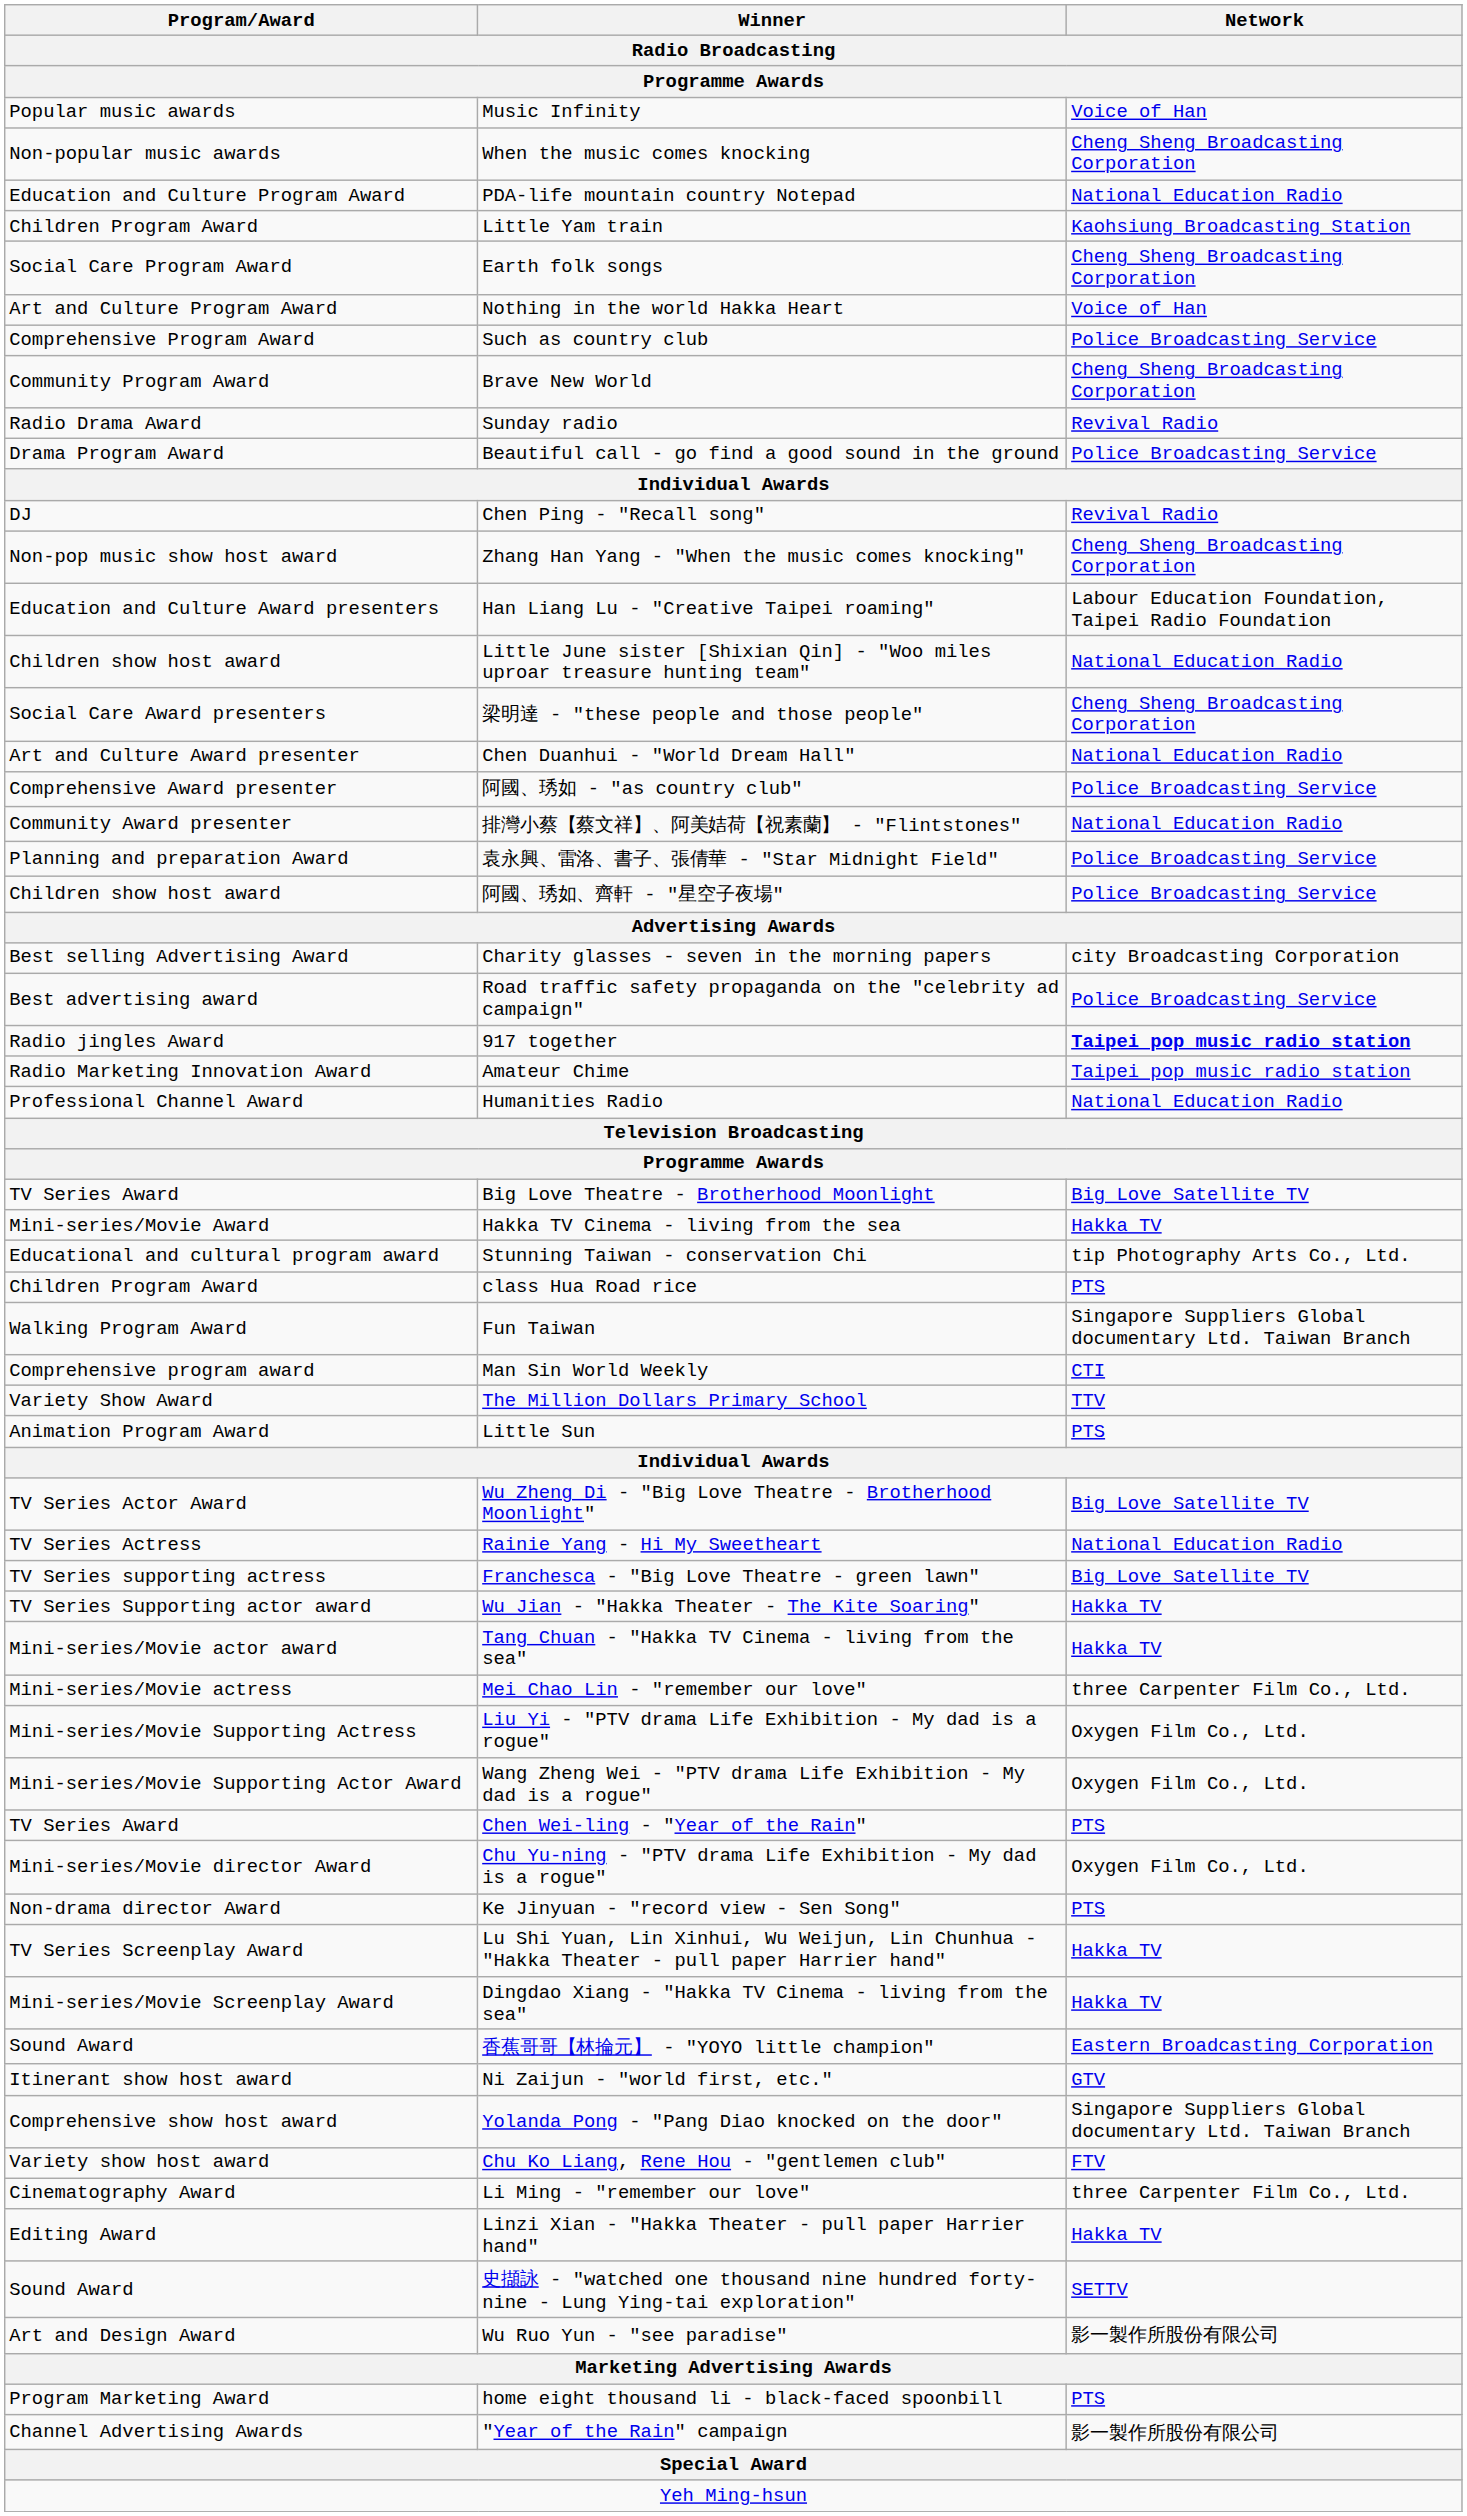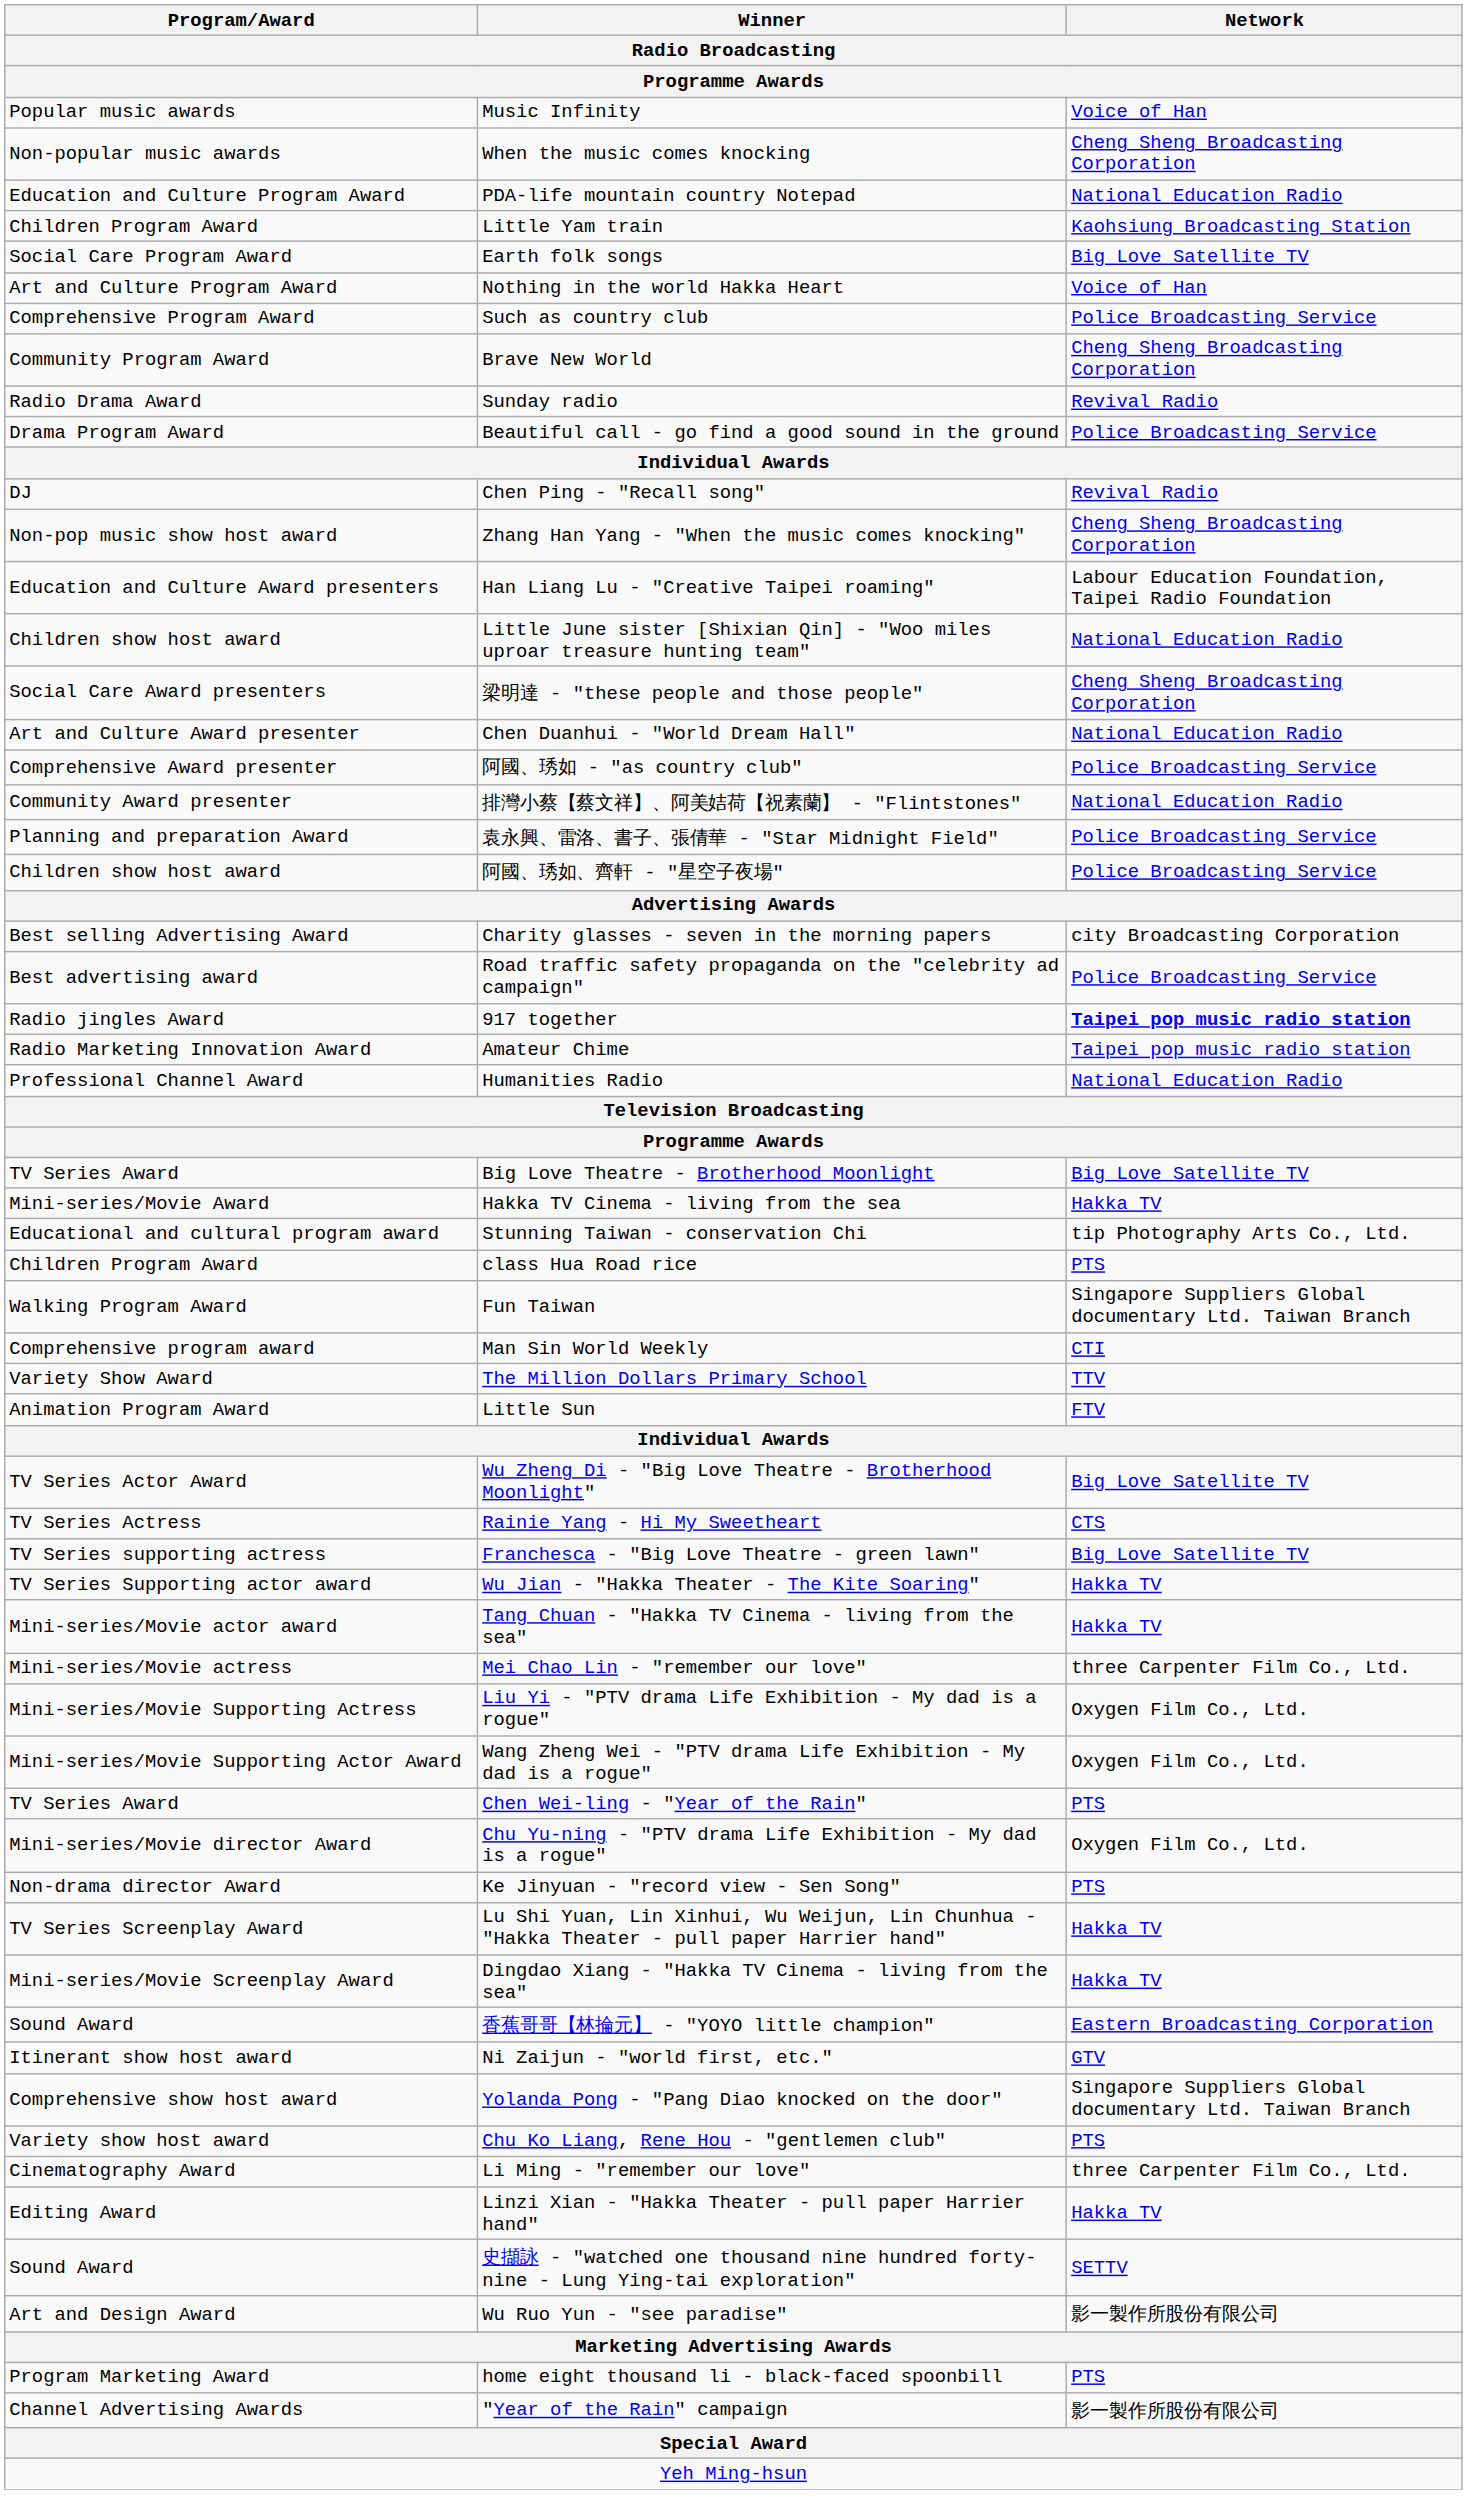(1207, 268) Cheng Sheng Broadcasting Corporation -> (1190, 257) Big Love Satellite TV
(1088, 1431) PTS -> (1088, 1410) FTV
(1207, 1545) National Education Radio -> (1088, 1524) CTS
(1088, 2163) FTV -> (1088, 2141) PTS
